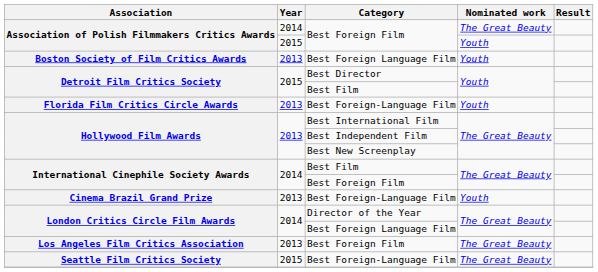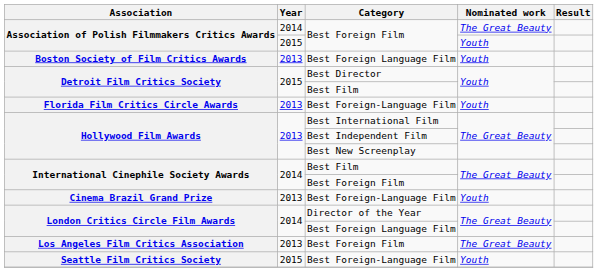(506, 260) The Great Beauty -> (474, 260) Youth
